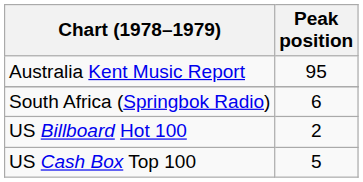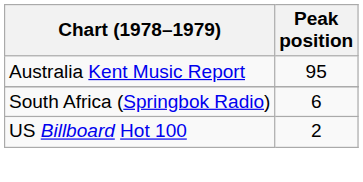- row: (102, 161)
